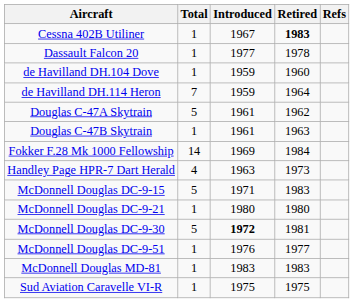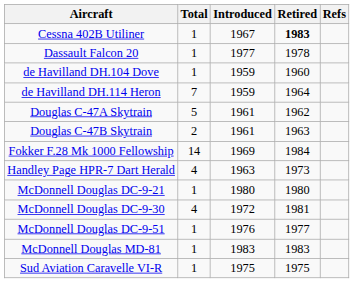(194, 131) 1 -> (194, 131) 2
- row: (91, 190)
(194, 229) 5 -> (194, 209) 4
(243, 229) bold -> (243, 209) normal
